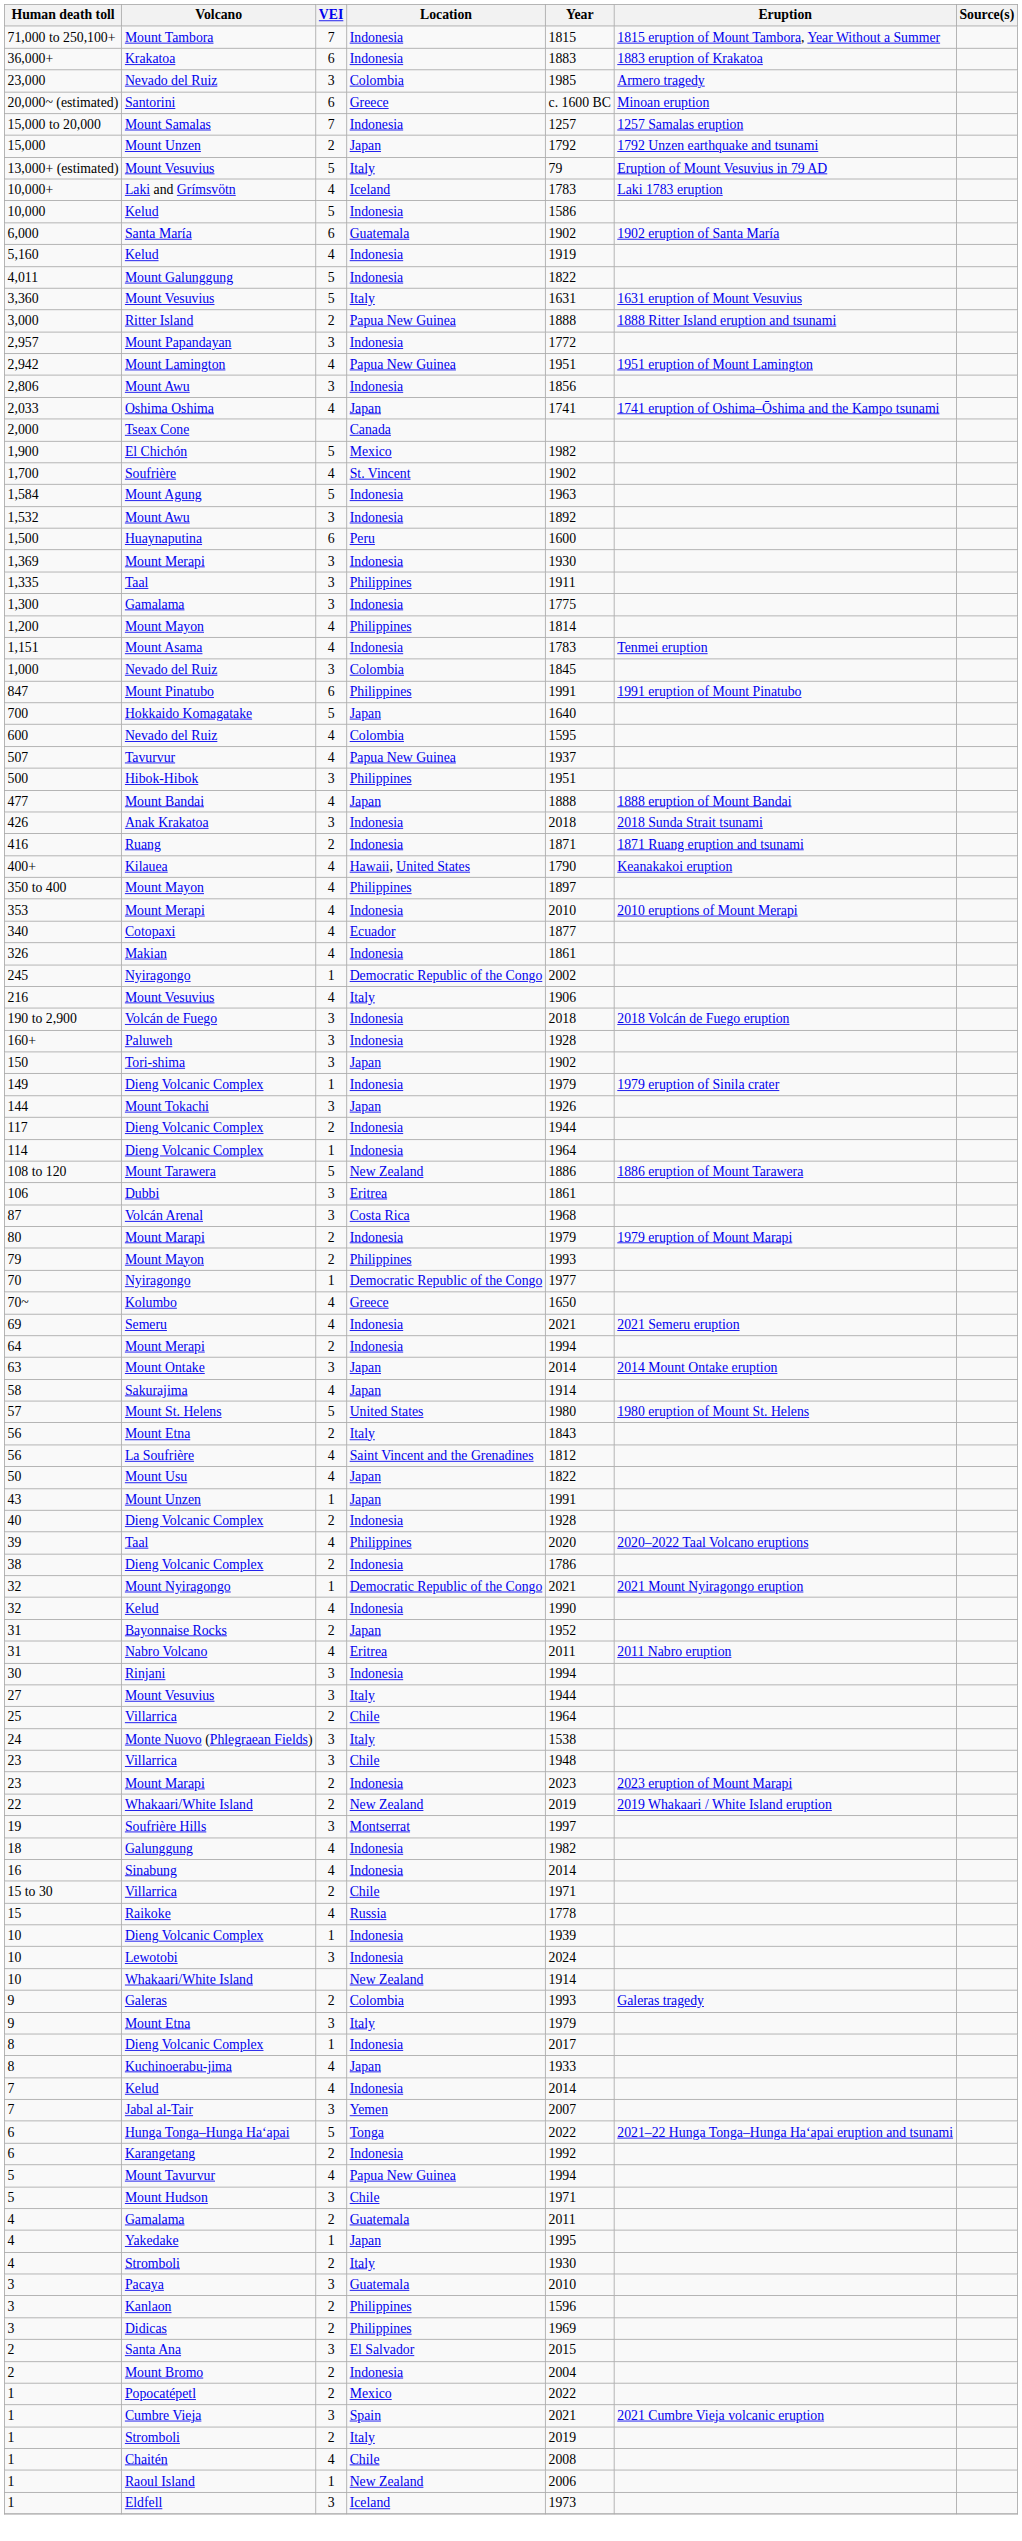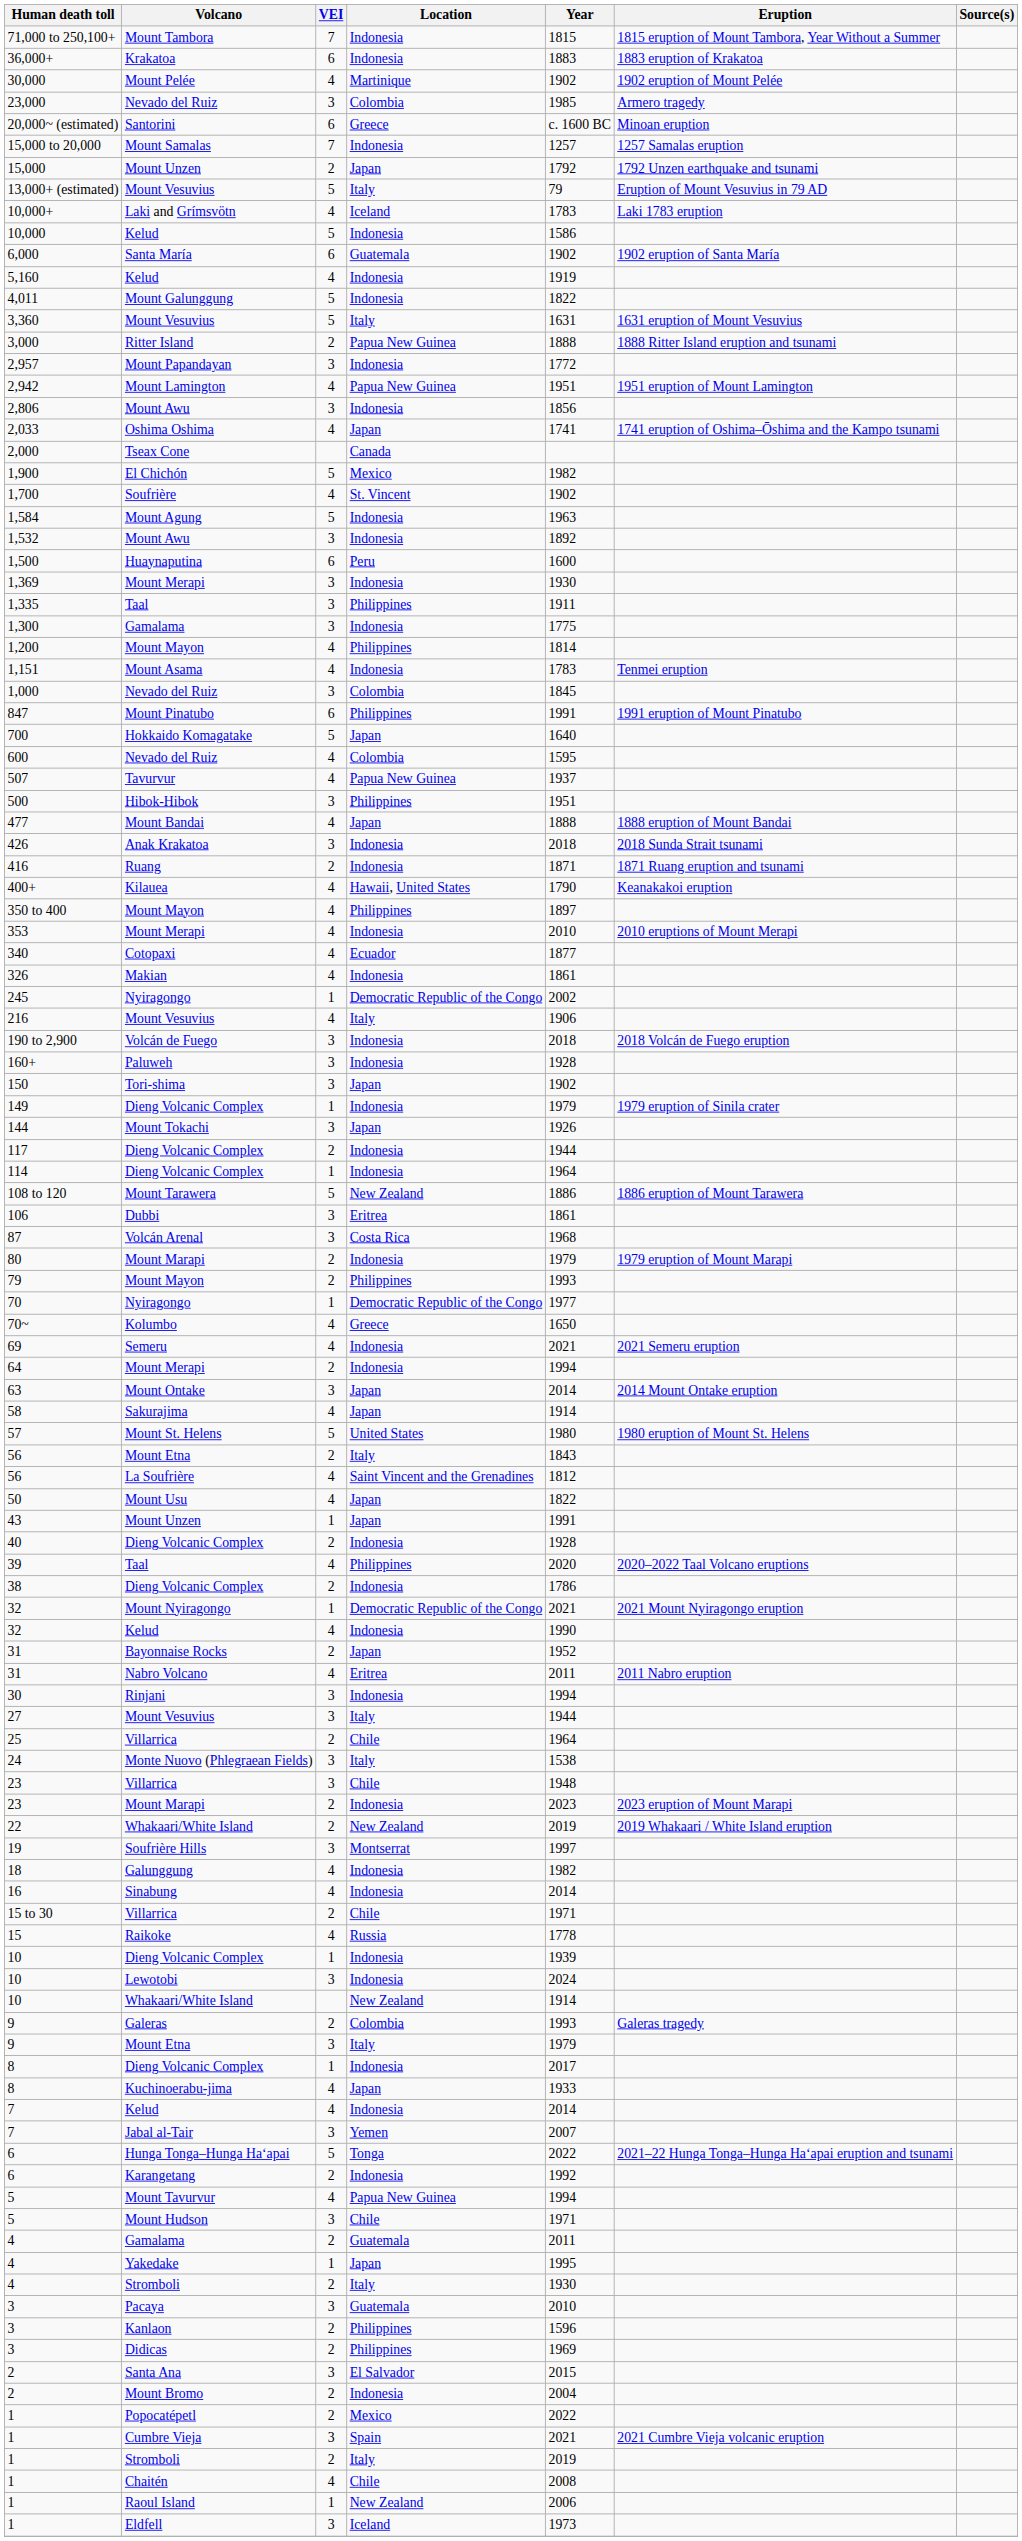+ row: (27, 80)
